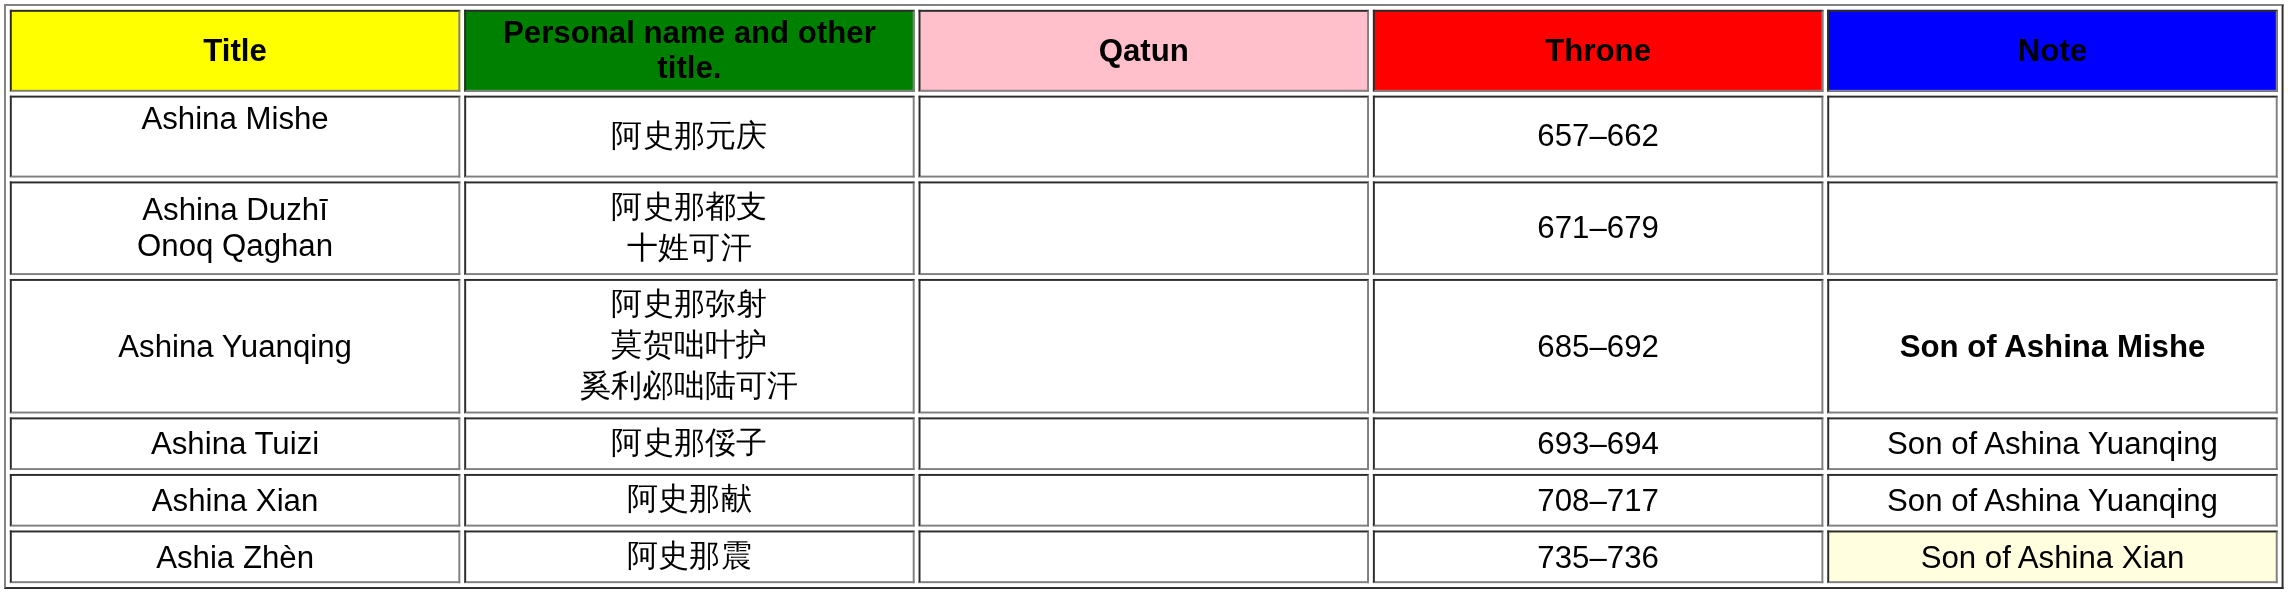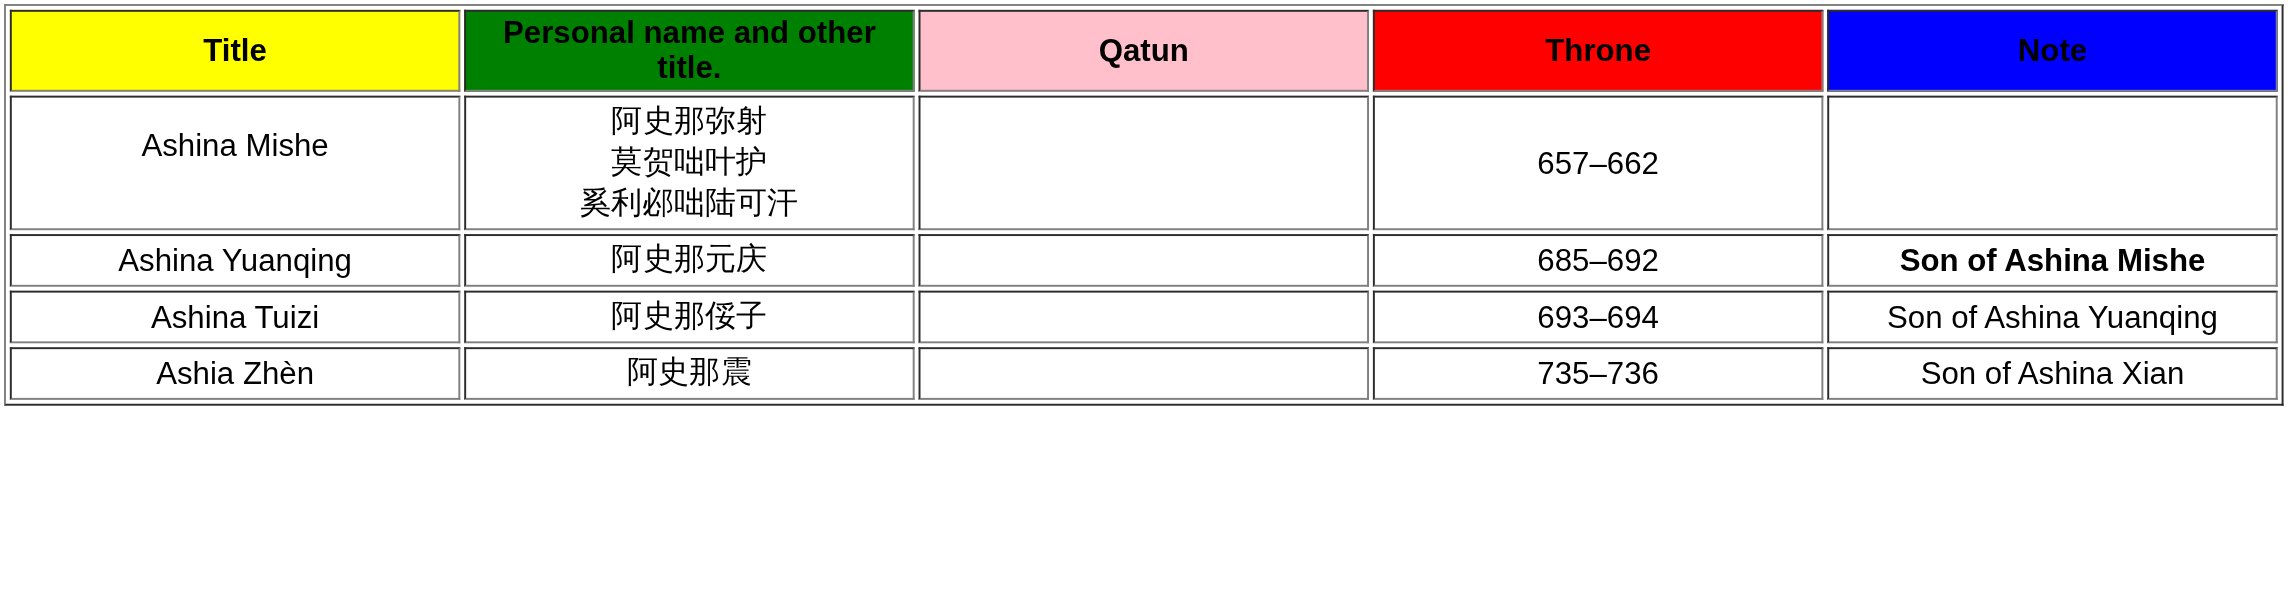(689, 135) 阿史那元庆 -> (689, 161) 阿史那弥射 莫贺咄叶护 奚利邲咄陆可汗
- row: (235, 227)
(689, 344) 阿史那弥射 莫贺咄叶护 奚利邲咄陆可汗 -> (689, 258) 阿史那元庆
- row: (235, 499)
(2052, 556) lightyellow background -> (2052, 373) no background
